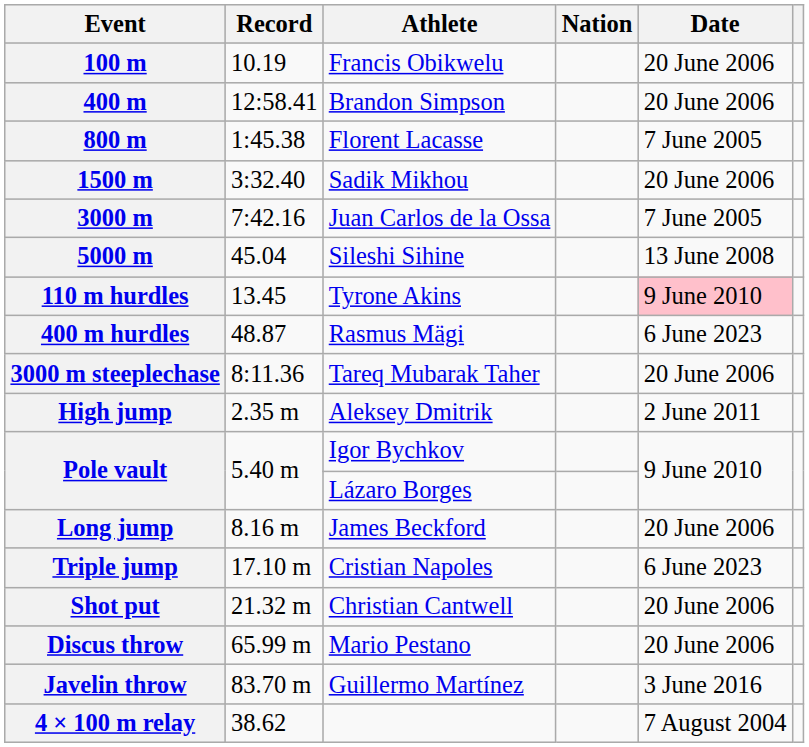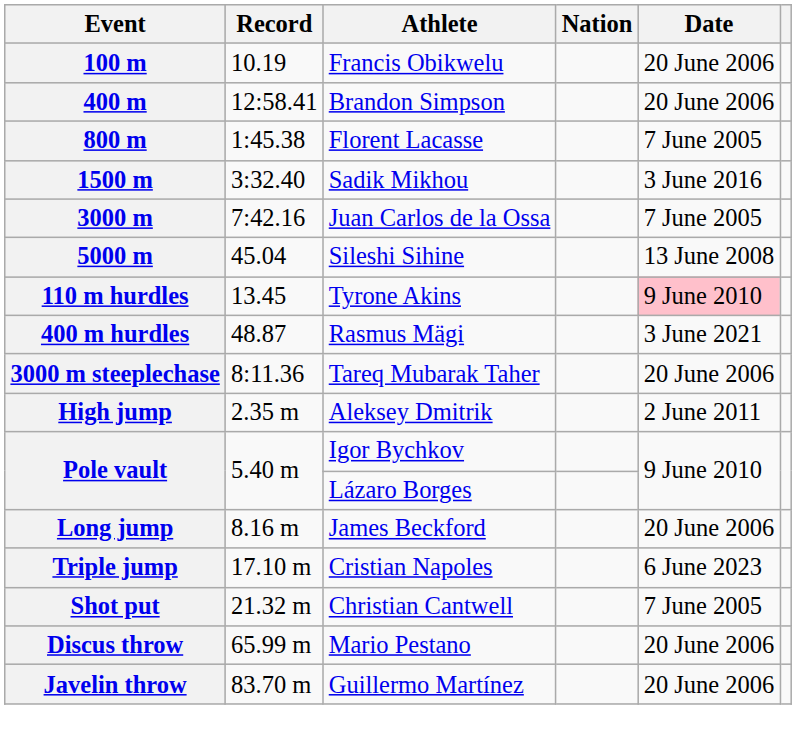(709, 179) 20 June 2006 -> (703, 179) 3 June 2016
(703, 334) 6 June 2023 -> (703, 334) 3 June 2021
(709, 606) 20 June 2006 -> (703, 606) 7 June 2005
(703, 683) 3 June 2016 -> (709, 683) 20 June 2006
- row: (115, 722)
